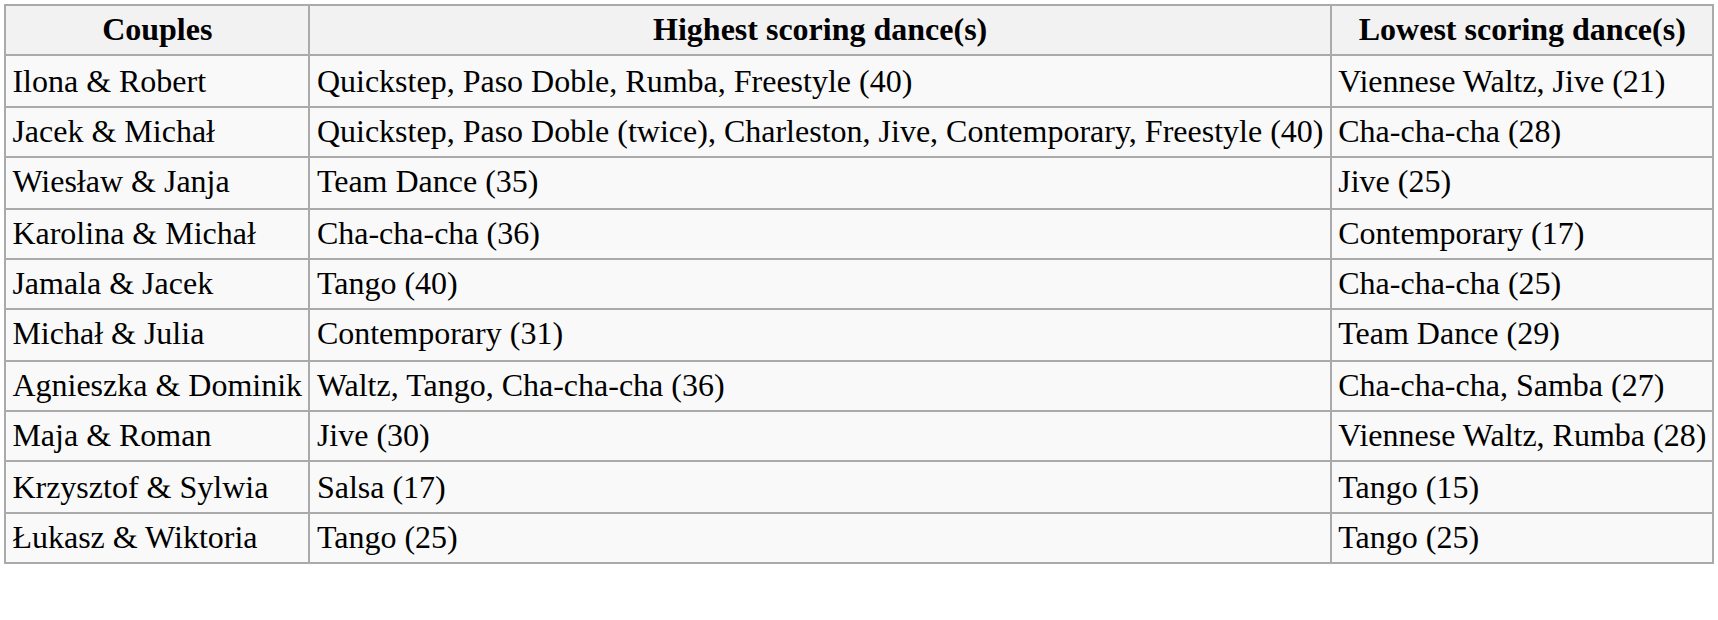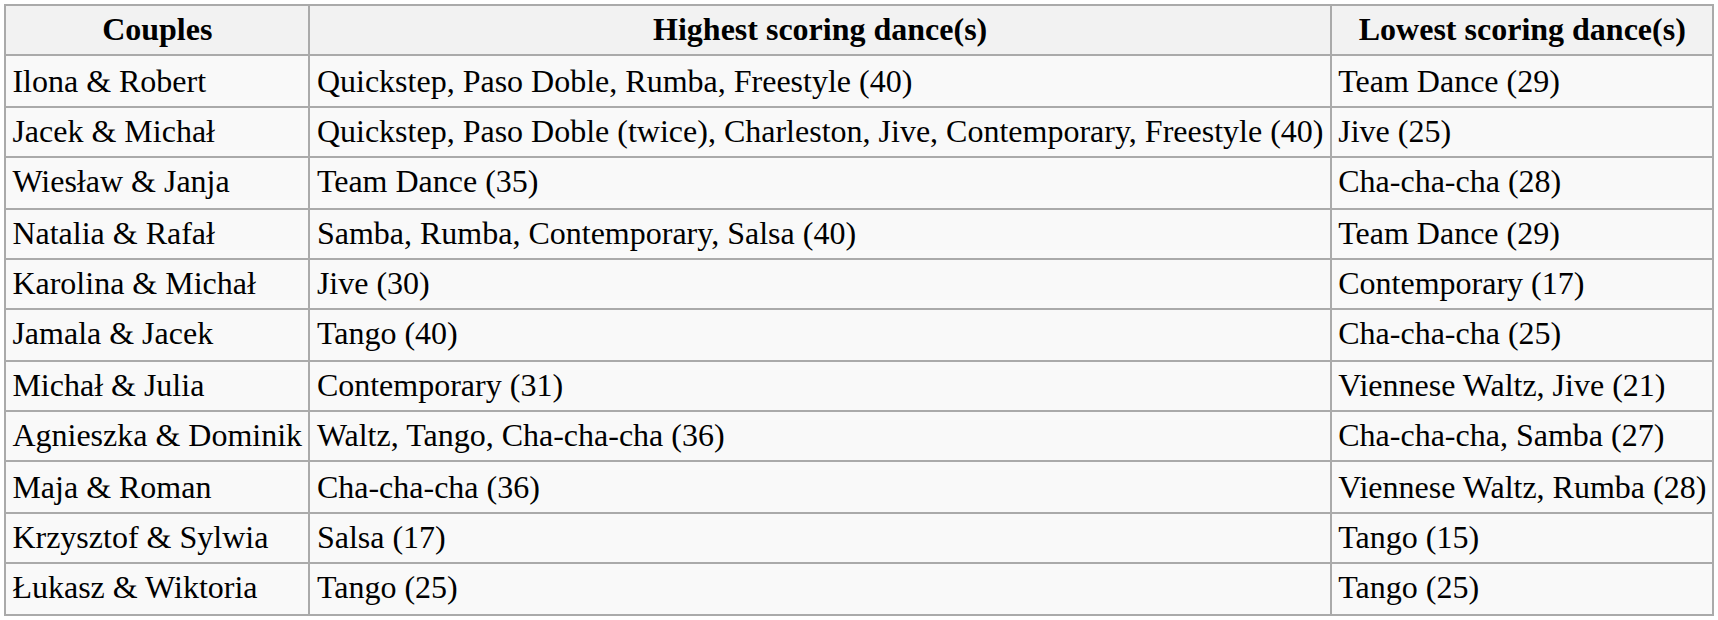(1502, 80) Viennese Waltz, Jive (21) -> (1449, 80) Team Dance (29)
(1450, 131) Cha-cha-cha (28) -> (1395, 131) Jive (25)
(1395, 182) Jive (25) -> (1450, 182) Cha-cha-cha (28)
+ row: (114, 232)
(428, 232) Cha-cha-cha (36) -> (373, 283) Jive (30)
(1449, 334) Team Dance (29) -> (1502, 385) Viennese Waltz, Jive (21)
(373, 435) Jive (30) -> (428, 486) Cha-cha-cha (36)
